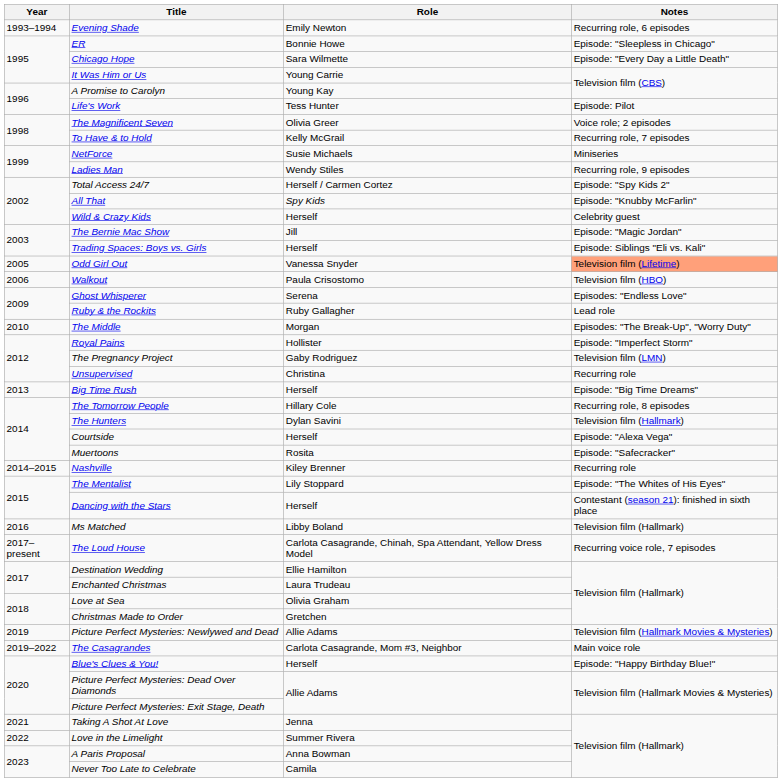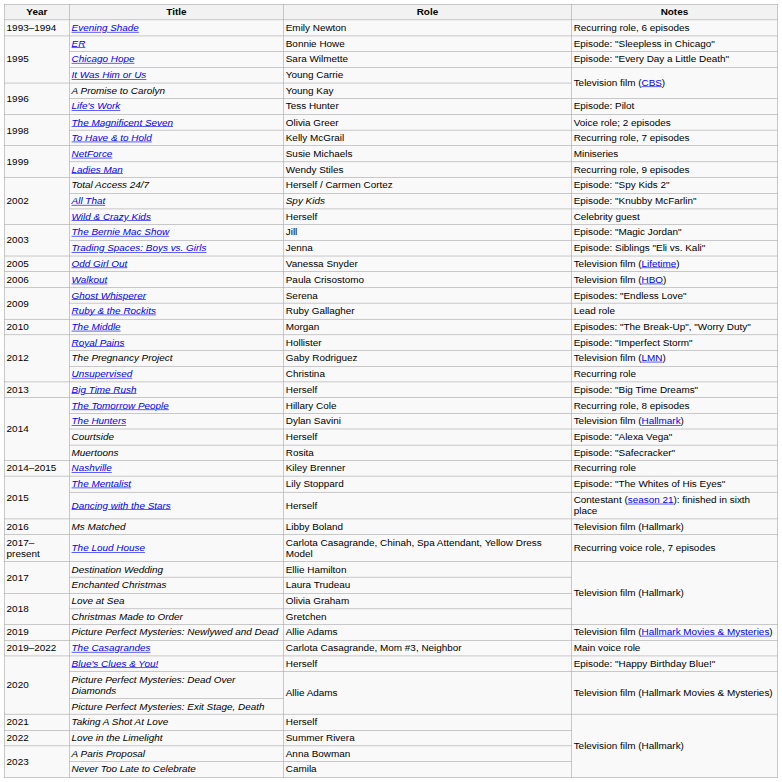(301, 248) Herself -> (299, 248) Jenna
(627, 264) lightsalmon background -> (627, 264) no background
(299, 722) Jenna -> (301, 722) Herself
